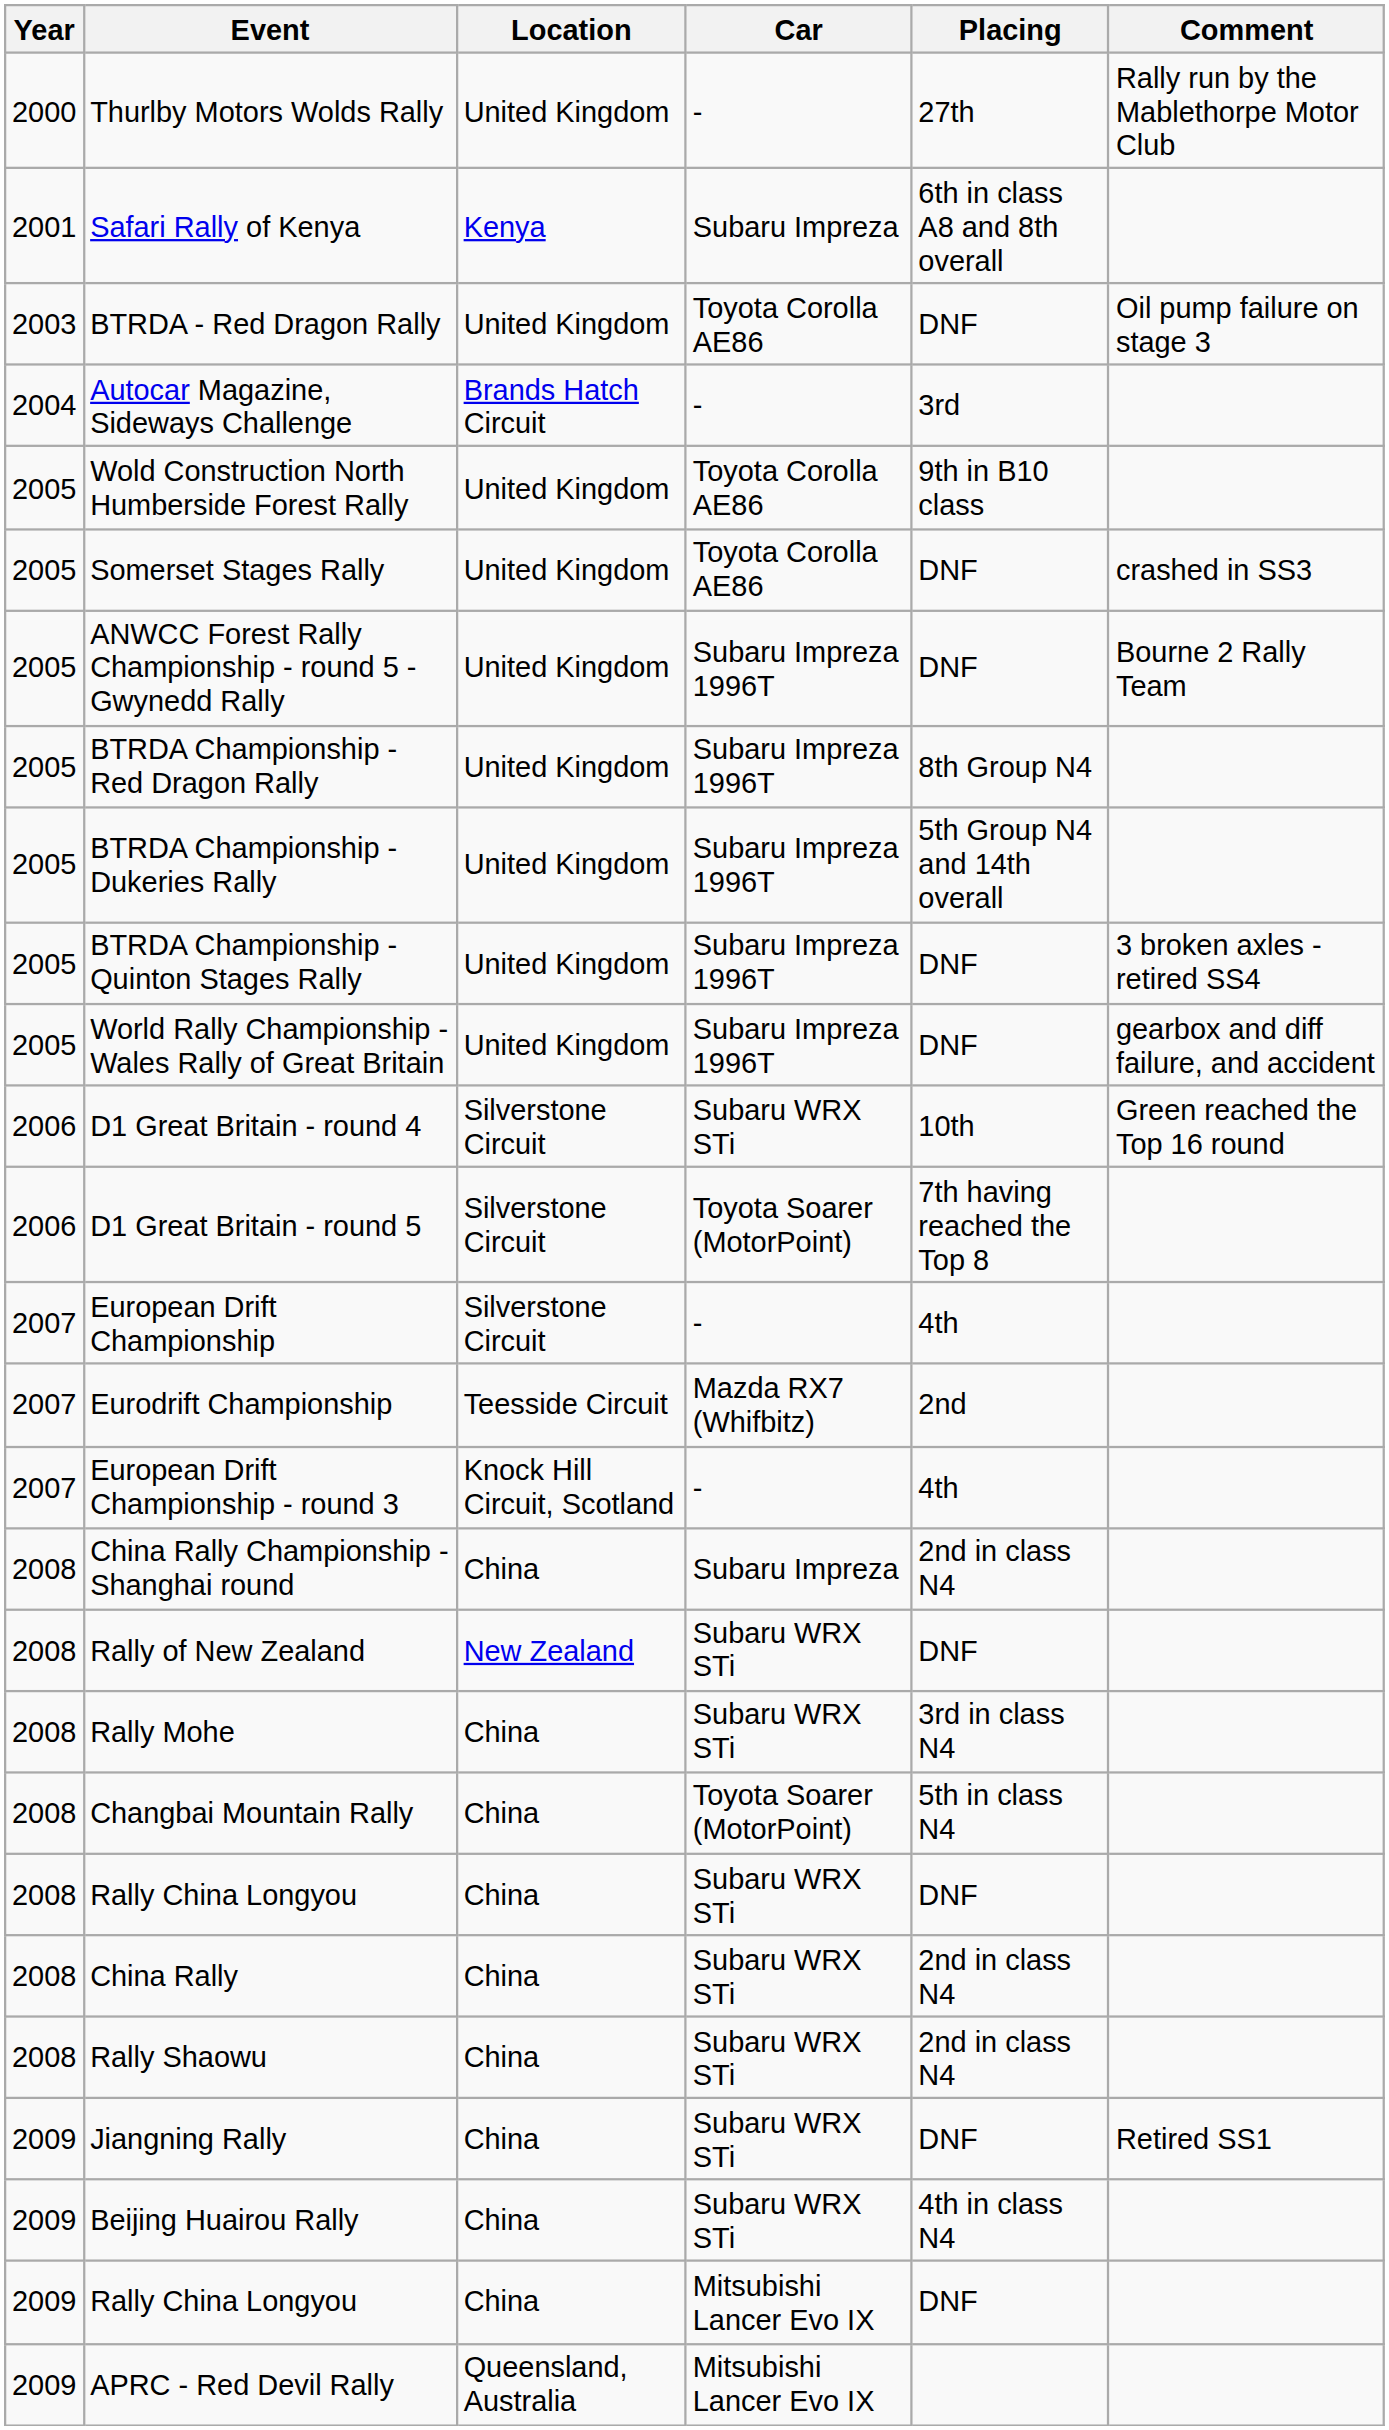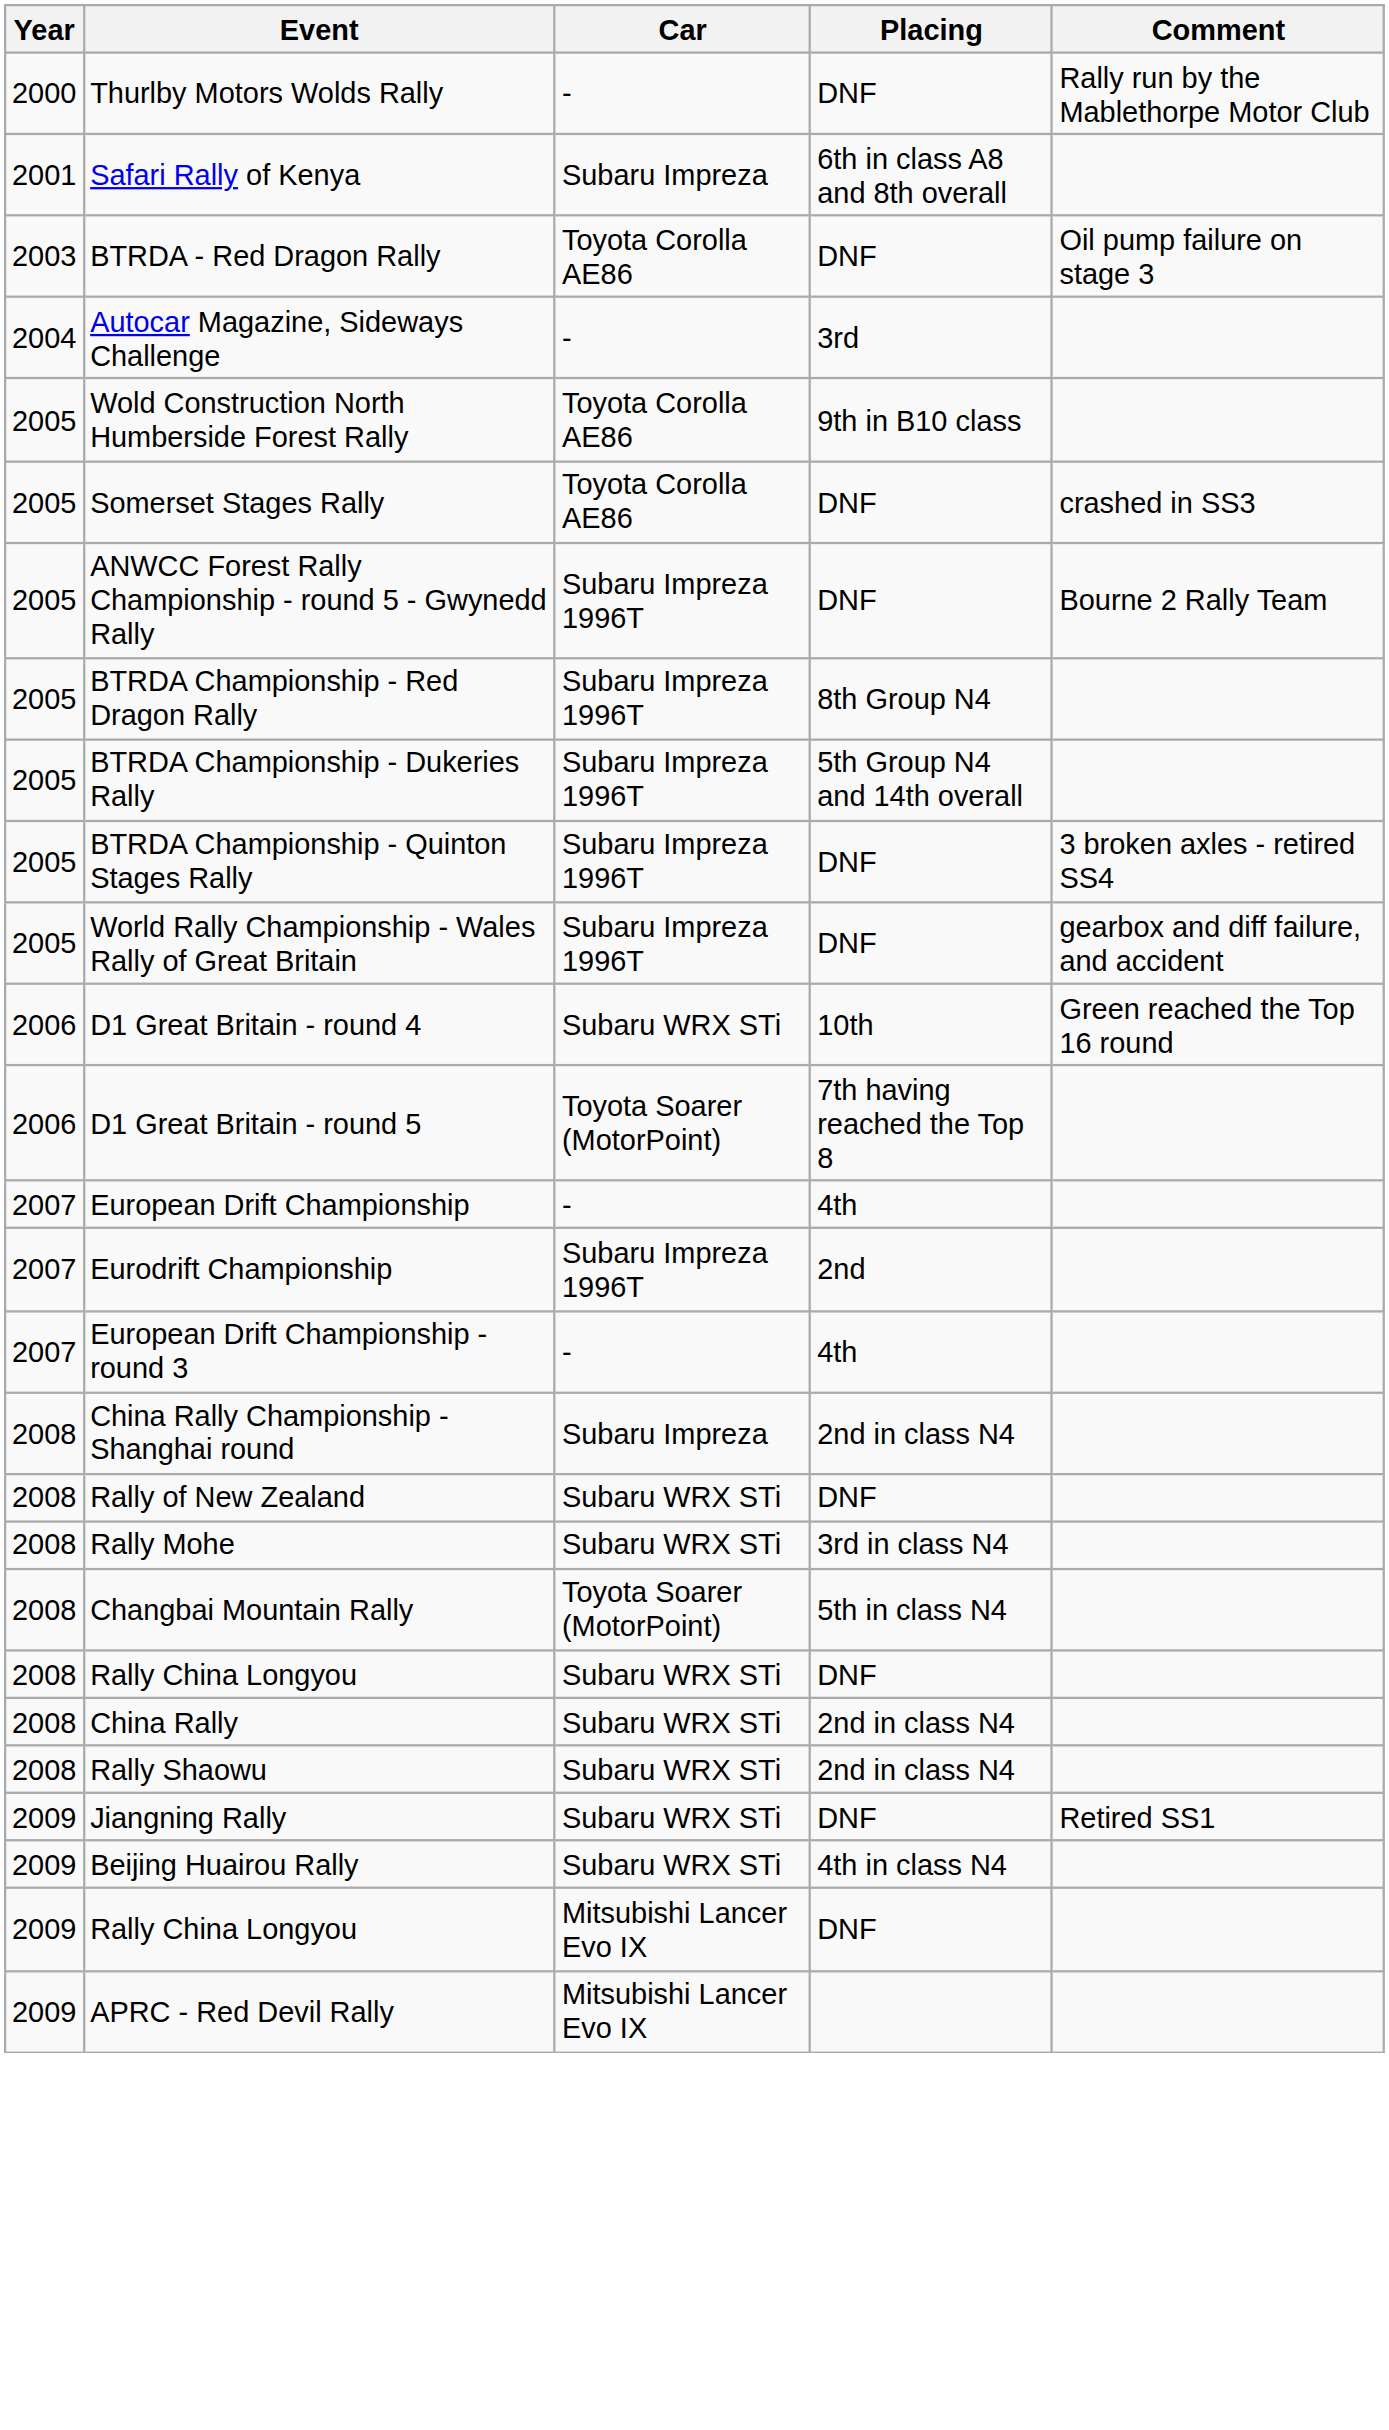- column: (571, 29)
(947, 110) 27th -> (847, 93) DNF
(768, 1405) Mazda RX7 (Whifbitz) -> (665, 1269) Subaru Impreza 1996T
